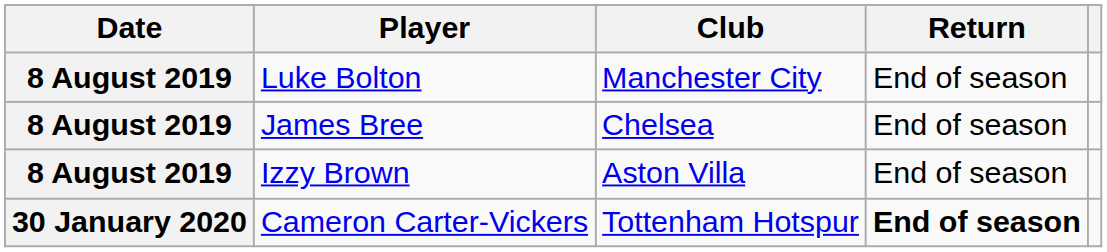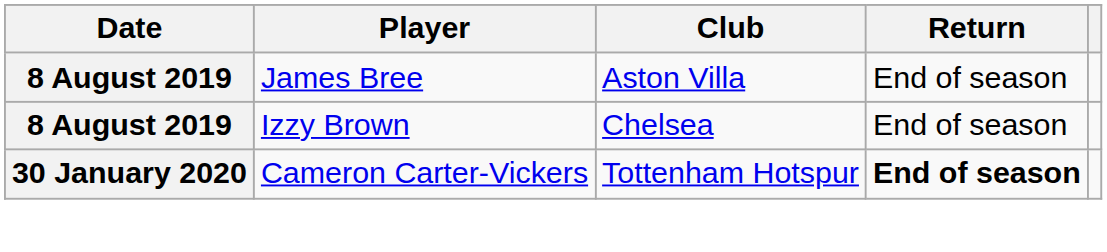- row: (341, 76)
(658, 125) Chelsea -> (674, 76) Aston Villa
(674, 173) Aston Villa -> (658, 125) Chelsea
